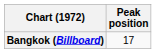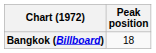(129, 40) 17 -> (129, 40) 18
